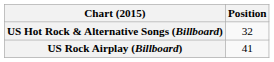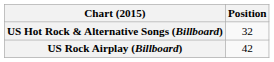(247, 48) 41 -> (247, 48) 42
